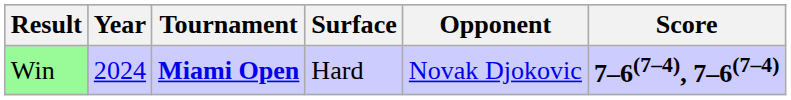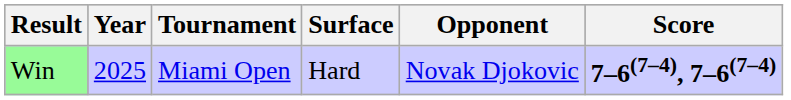(120, 70) 2024 -> (120, 70) 2025
(229, 70) bold -> (224, 70) normal
